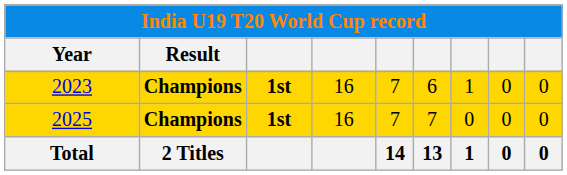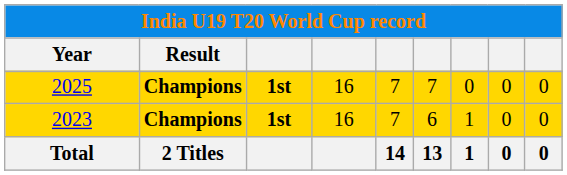rows swapped: (72, 87) <-> (72, 120)
